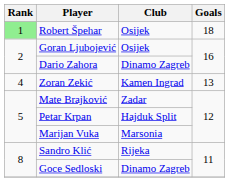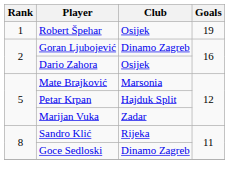(20, 30) lightgreen background -> (20, 30) no background
(208, 30) 18 -> (208, 30) 19
(135, 47) Osijek -> (155, 47) Dinamo Zagreb
(155, 64) Dinamo Zagreb -> (135, 64) Osijek
- row: (66, 82)
(134, 99) Zadar -> (142, 82) Marsonia
(142, 133) Marsonia -> (134, 116) Zadar
